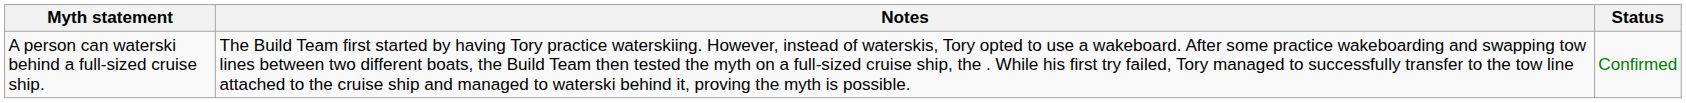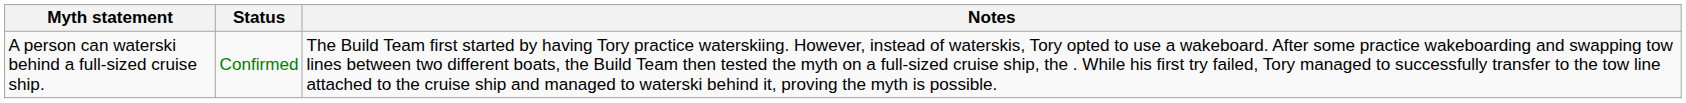columns swapped: (1638, 18) <-> (905, 18)
